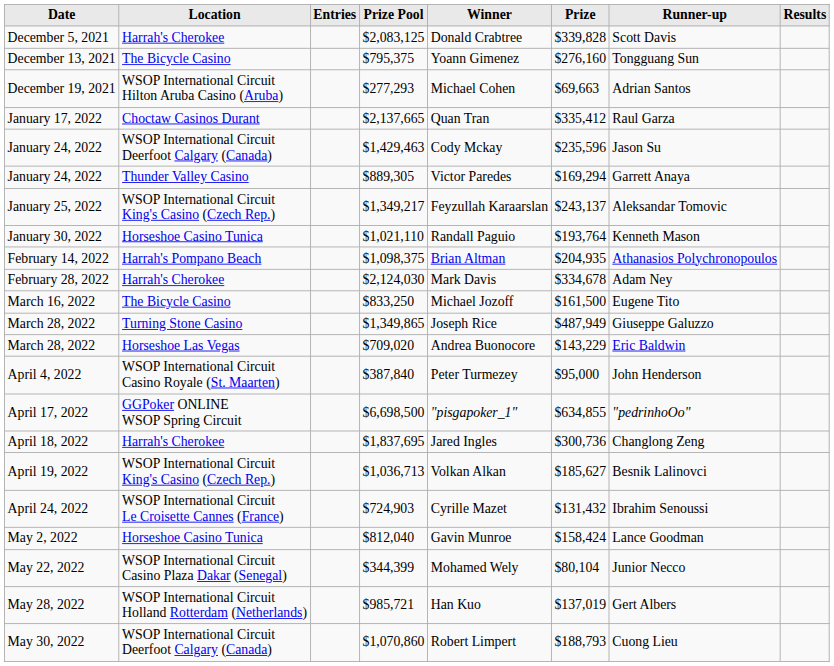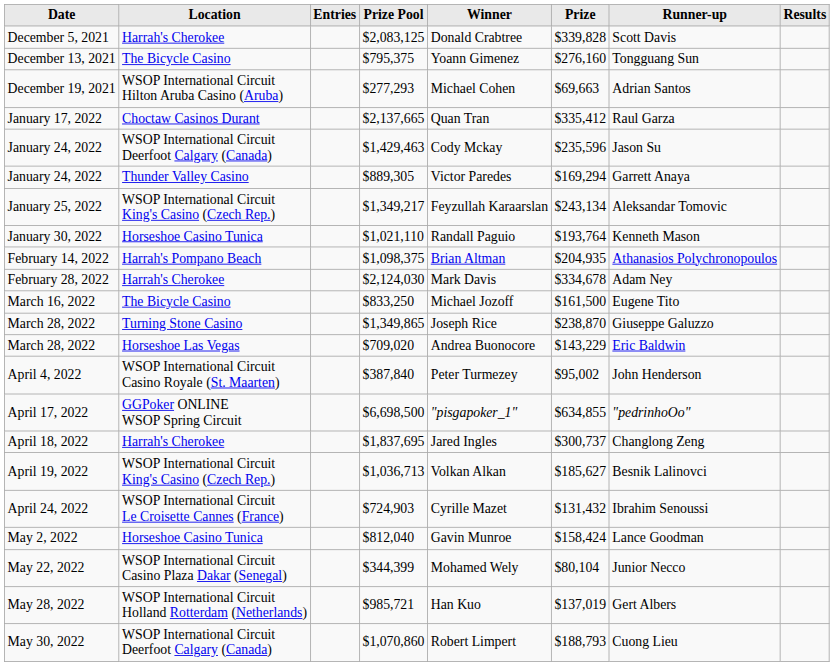(580, 206) $243,137 -> (580, 206) $243,134
(580, 323) $487,949 -> (580, 323) $238,870
(577, 375) $95,000 -> (577, 375) $95,002
(580, 441) $300,736 -> (580, 441) $300,737
